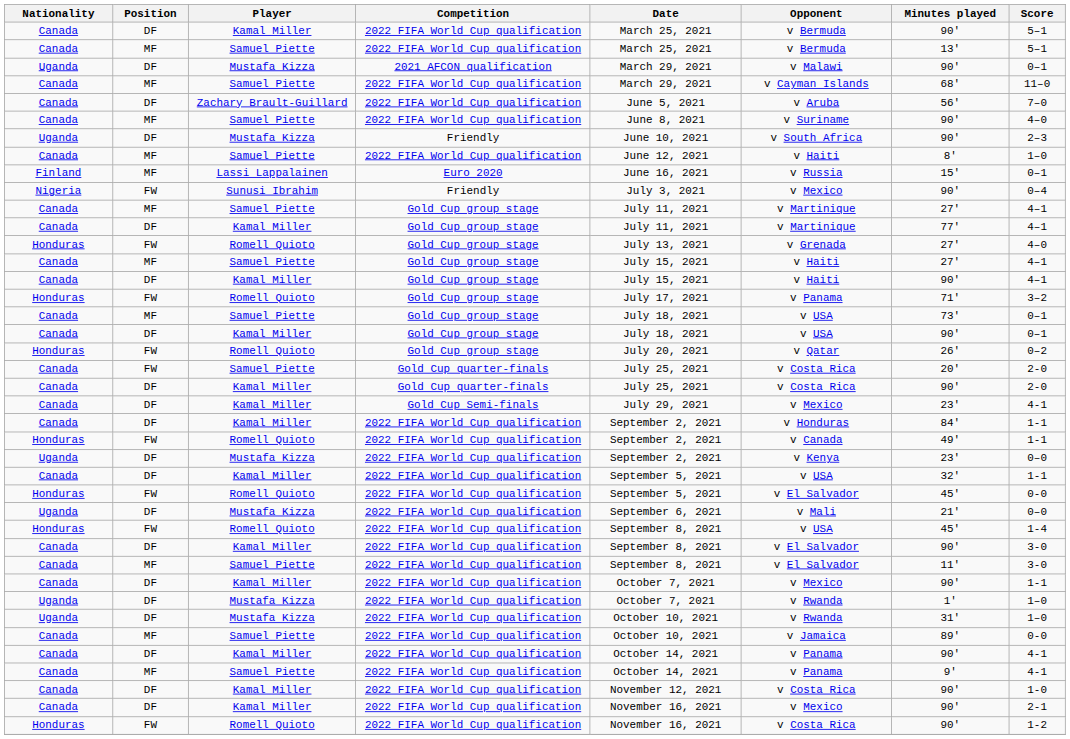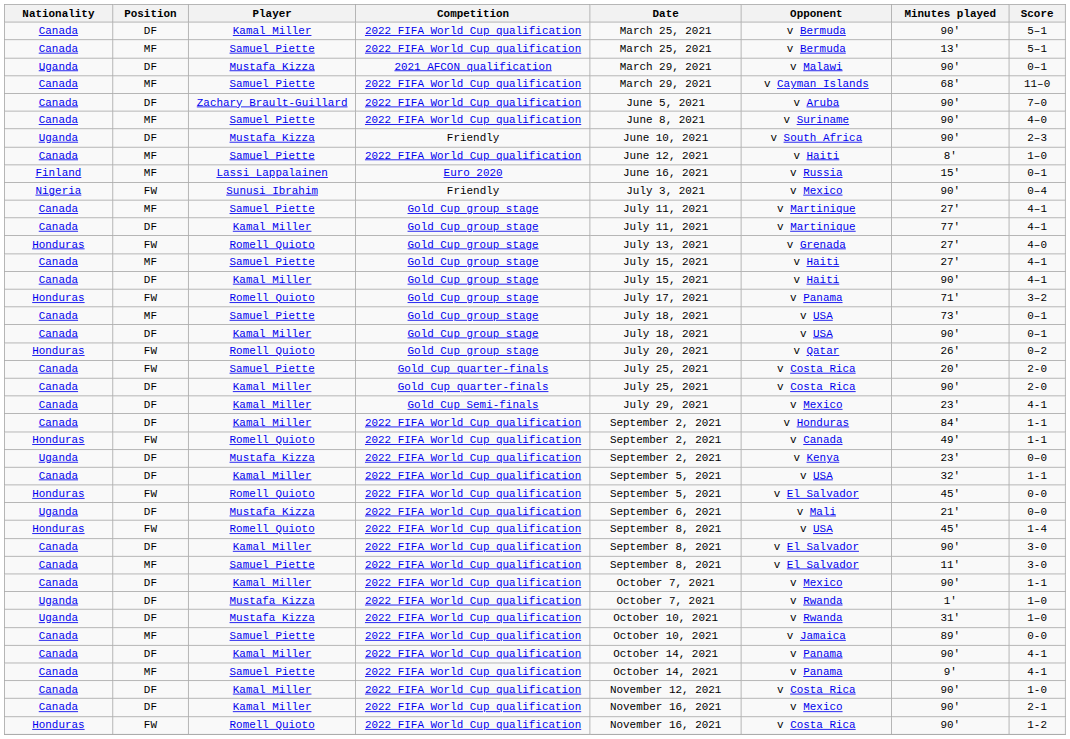(950, 102) 56' -> (950, 102) 90'
